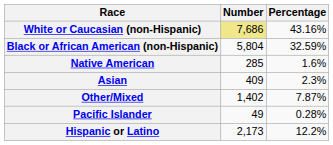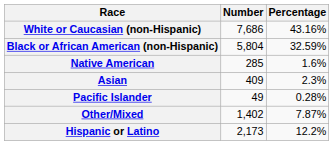(250, 30) khaki background -> (250, 30) no background
rows swapped: (112, 115) <-> (112, 98)
